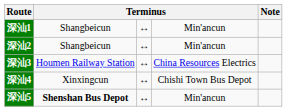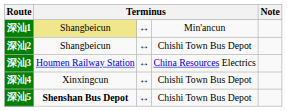(85, 28) no background -> (85, 28) khaki background
(205, 45) Min'ancun -> (205, 45) Chishi Town Bus Depot
(205, 97) Min'ancun -> (205, 97) Chishi Town Bus Depot
